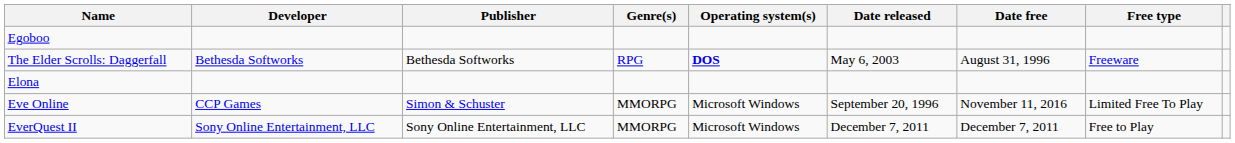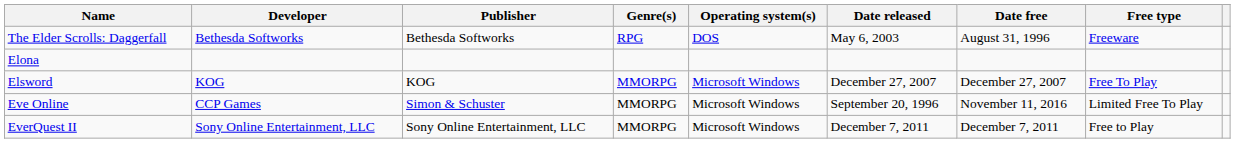- row: (29, 37)
(706, 59) bold -> (706, 37) normal
+ row: (30, 81)
